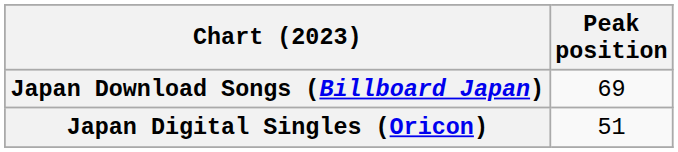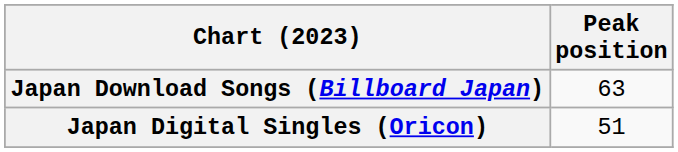(611, 89) 69 -> (611, 89) 63
